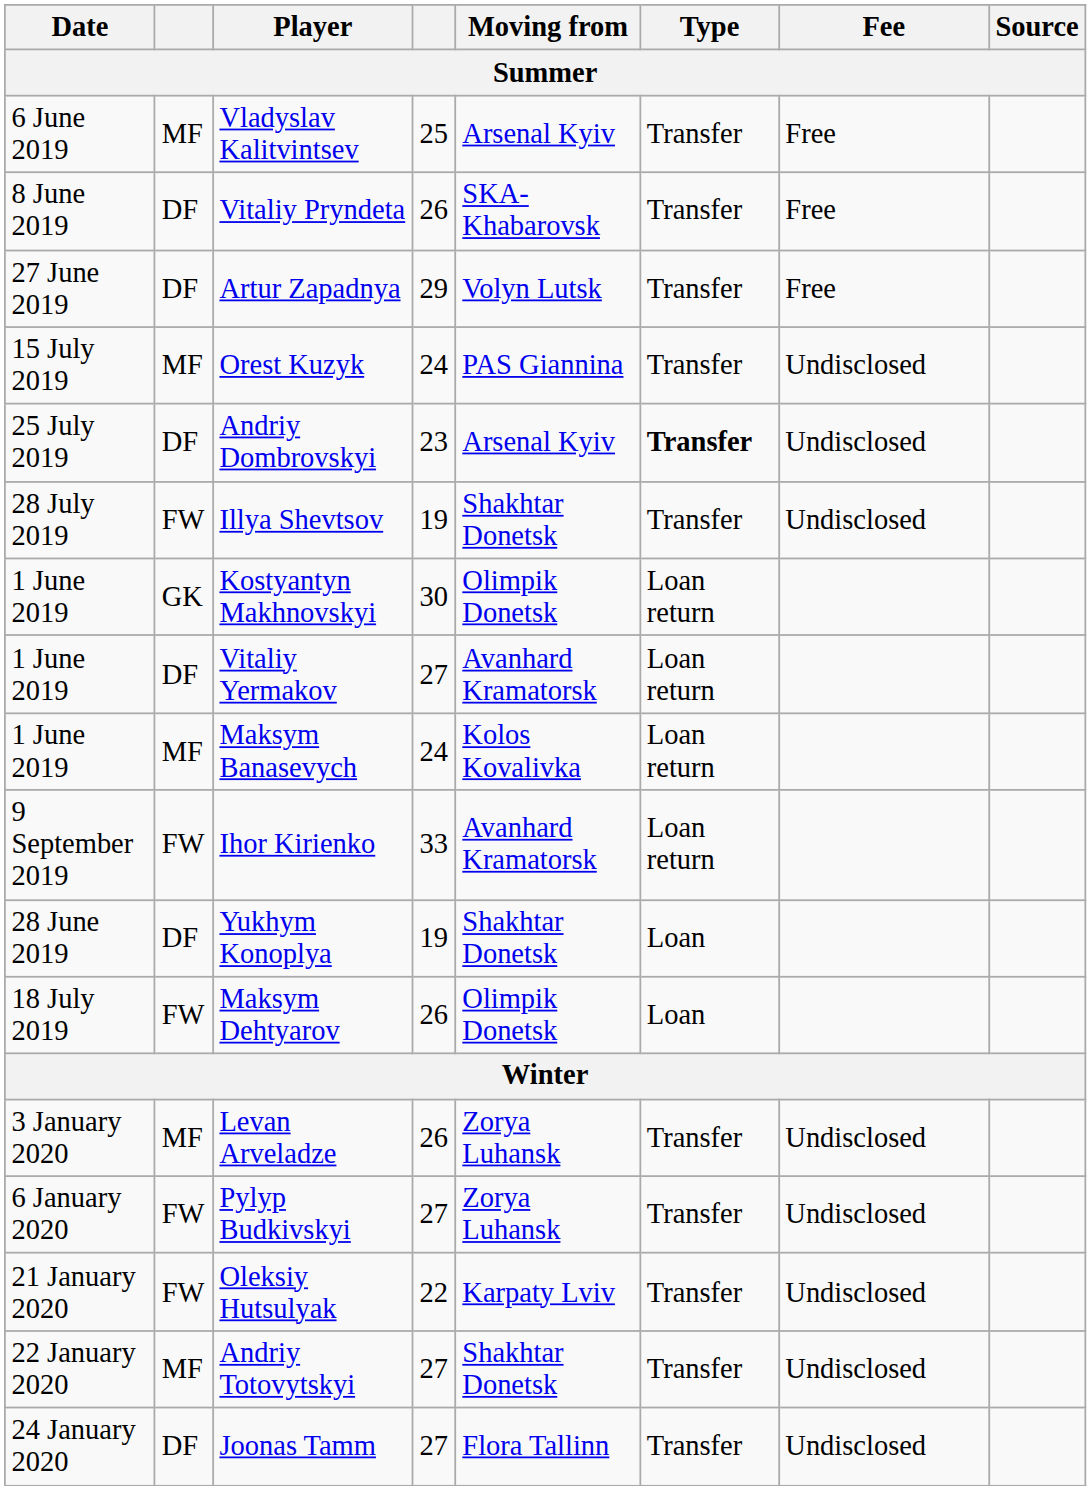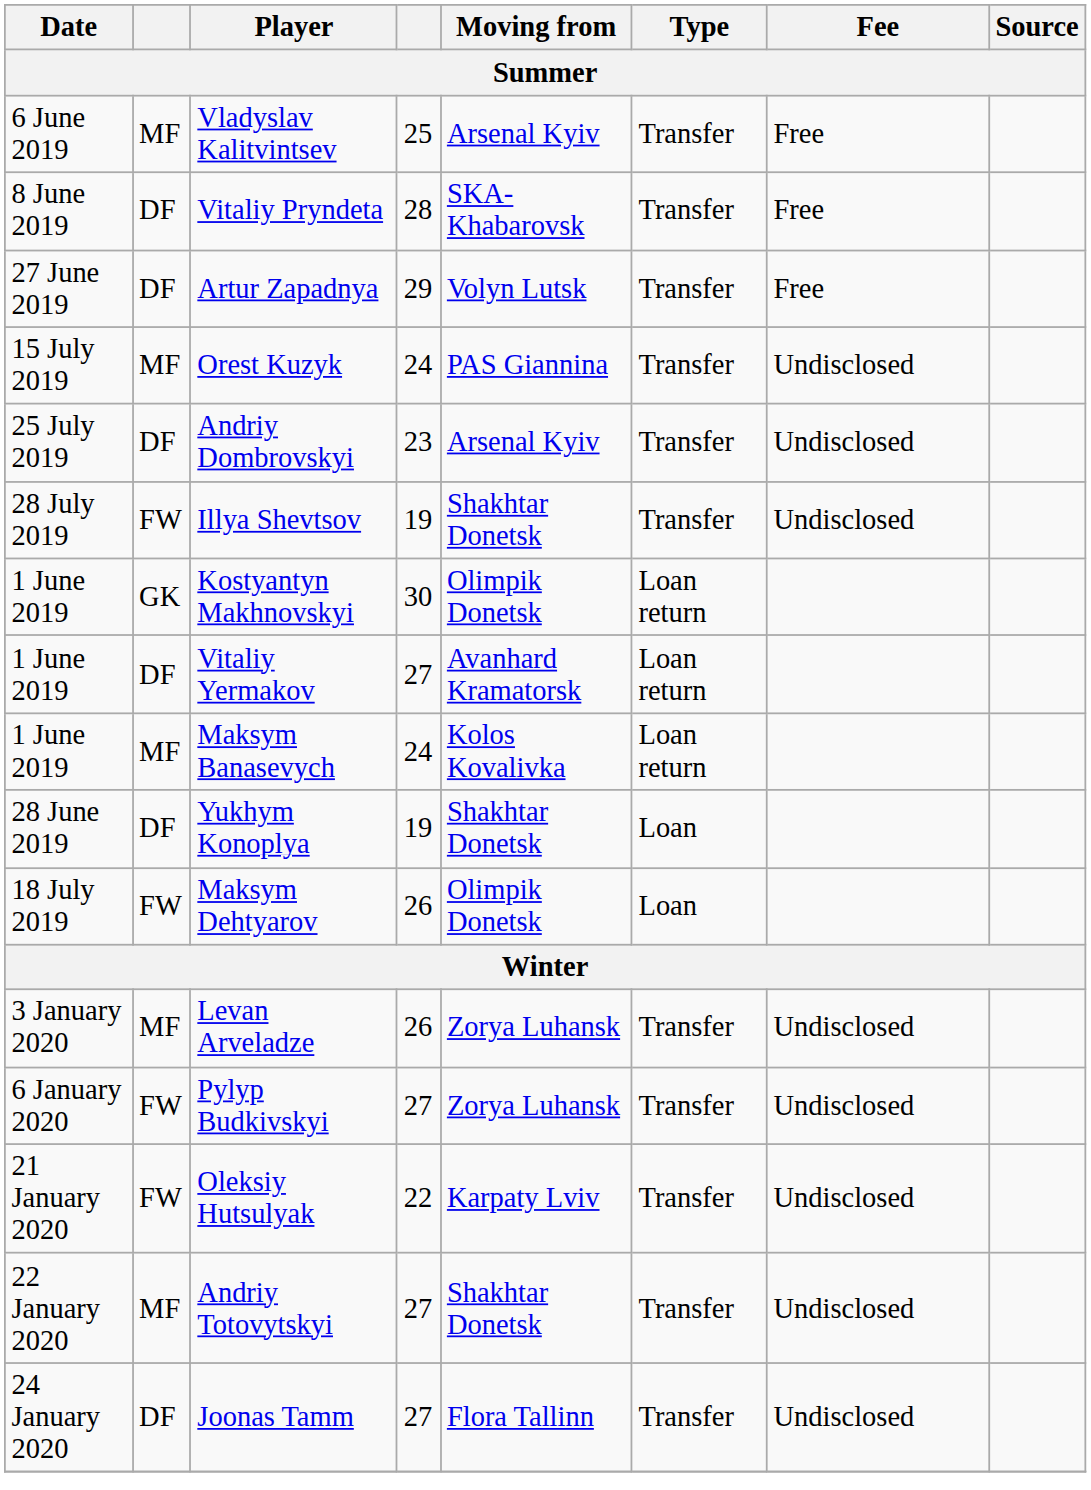(434, 210) 26 -> (418, 210) 28
(700, 442) bold -> (686, 442) normal
- row: (297, 844)
